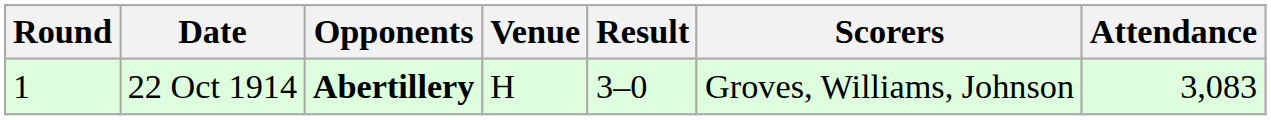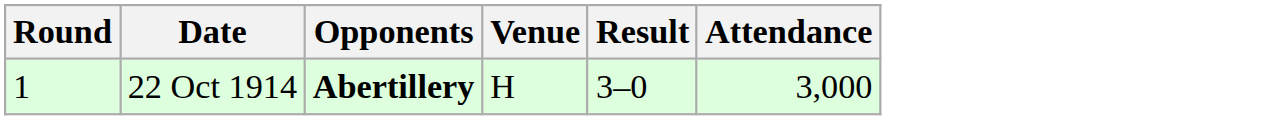- column: (890, 31)
(1219, 85) 3,083 -> (834, 85) 3,000
